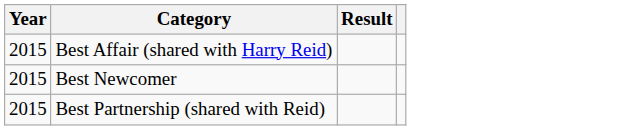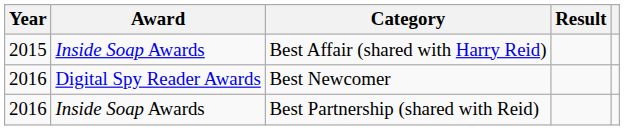+ column: (158, 19)
(28, 79) 2015 -> (28, 79) 2016
(28, 109) 2015 -> (28, 109) 2016
